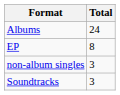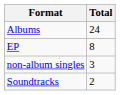(92, 81) 3 -> (92, 81) 2
